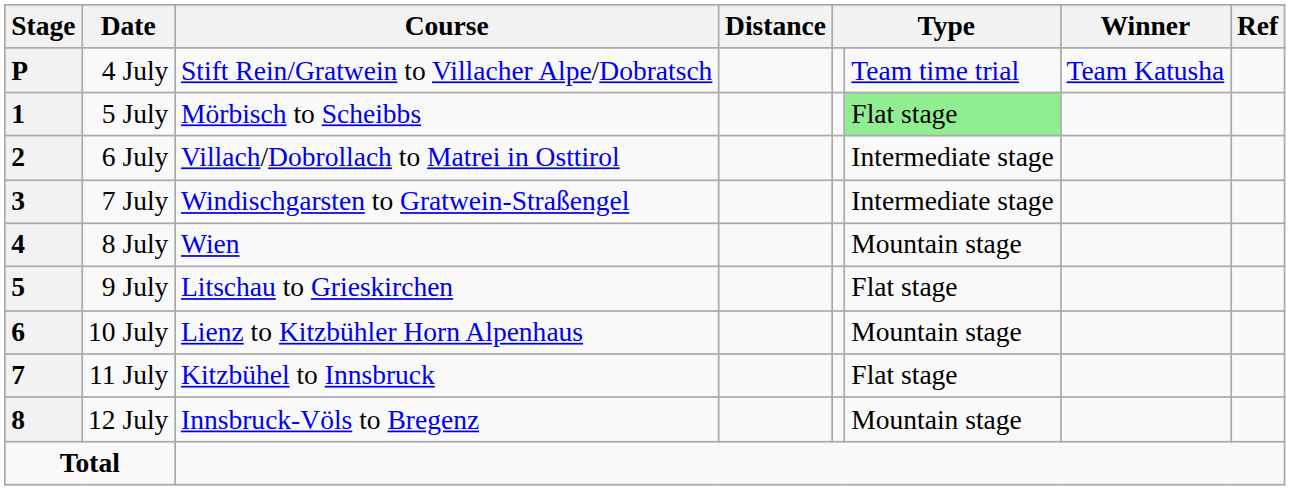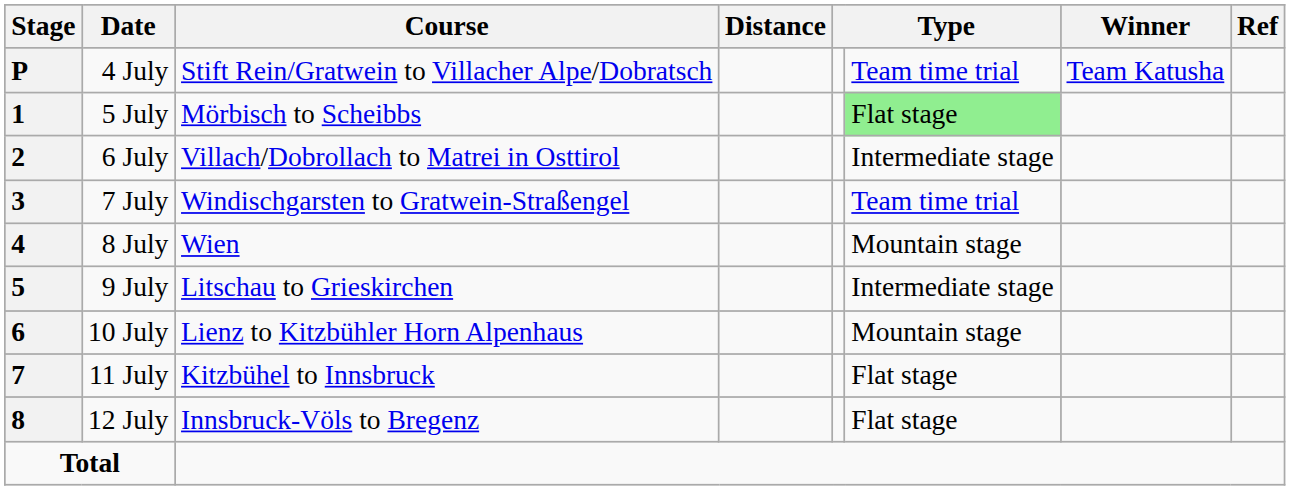(953, 200) Intermediate stage -> (935, 200) Team time trial
(904, 288) Flat stage -> (953, 288) Intermediate stage
(937, 419) Mountain stage -> (904, 419) Flat stage
